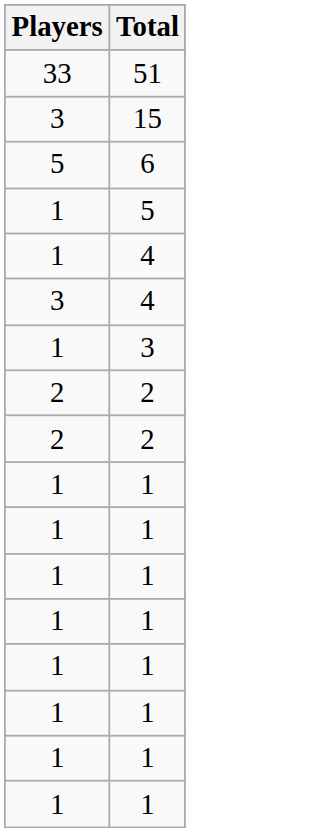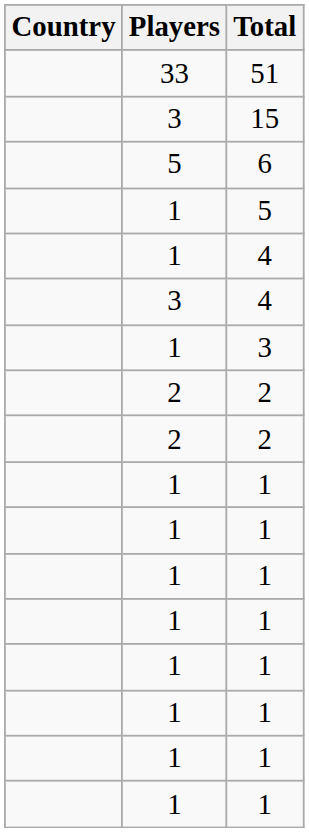+ column: (64, 27)
